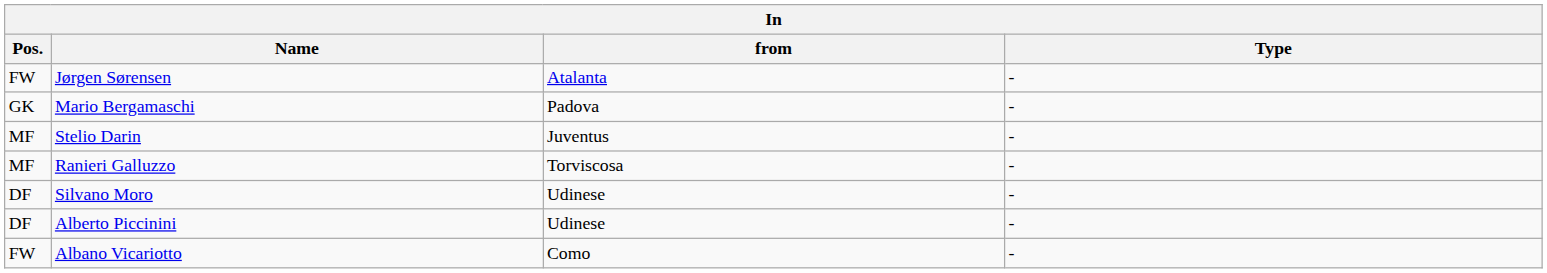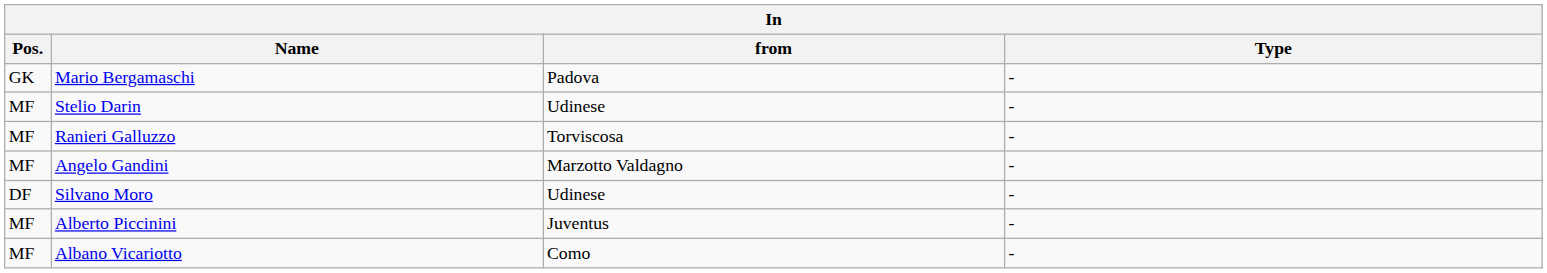- row: (113, 77)
(578, 136) Juventus -> (576, 107) Udinese
+ row: (112, 165)
(20, 223) DF -> (22, 223) MF
(576, 223) Udinese -> (578, 223) Juventus
(22, 253) FW -> (22, 253) MF
